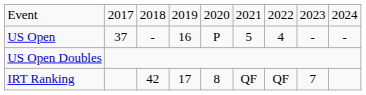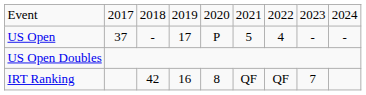(185, 36) 16 -> (185, 36) 17
(185, 79) 17 -> (185, 79) 16
